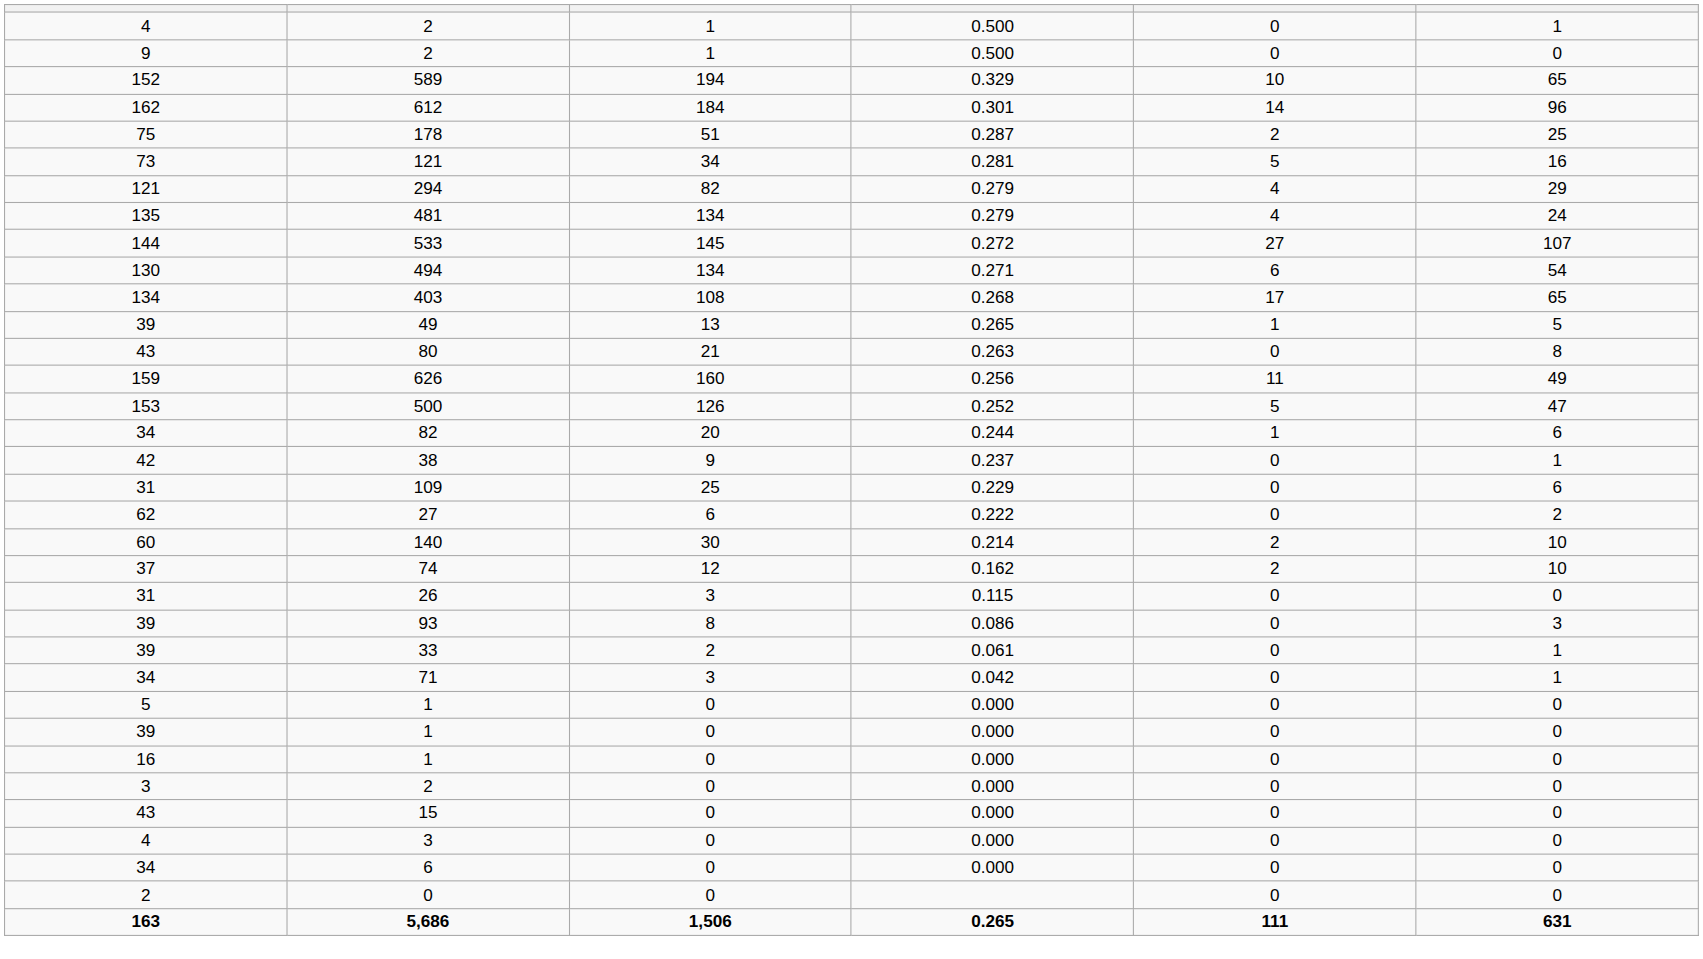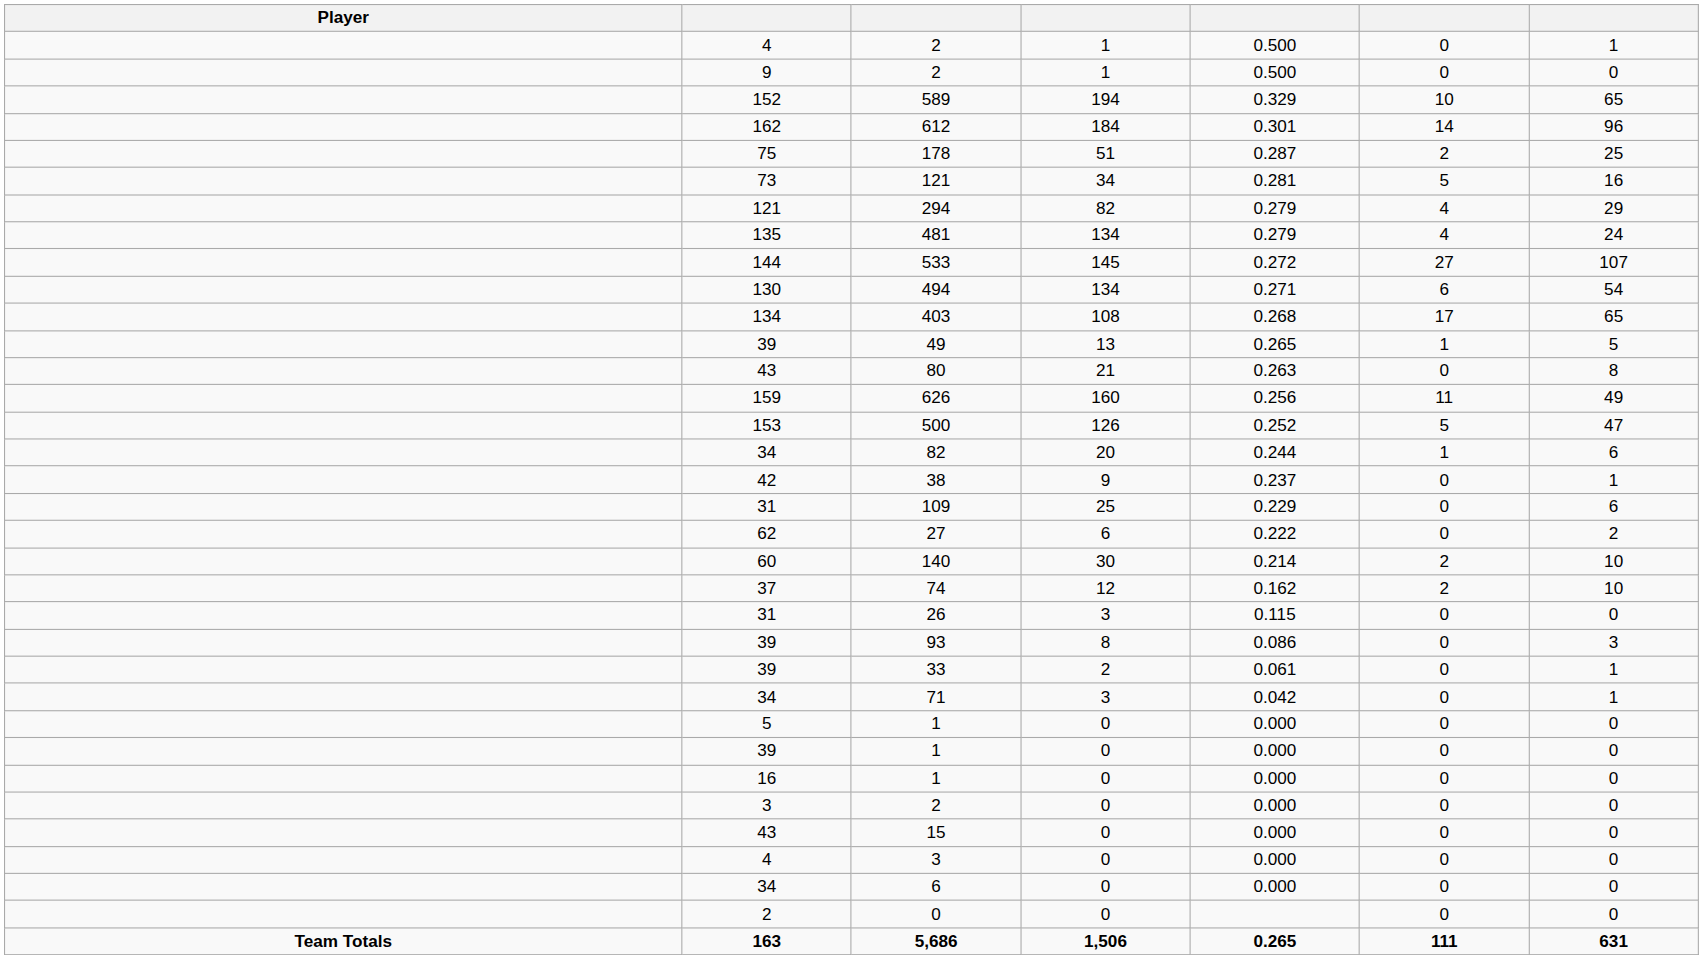+ column: (343, 18)
